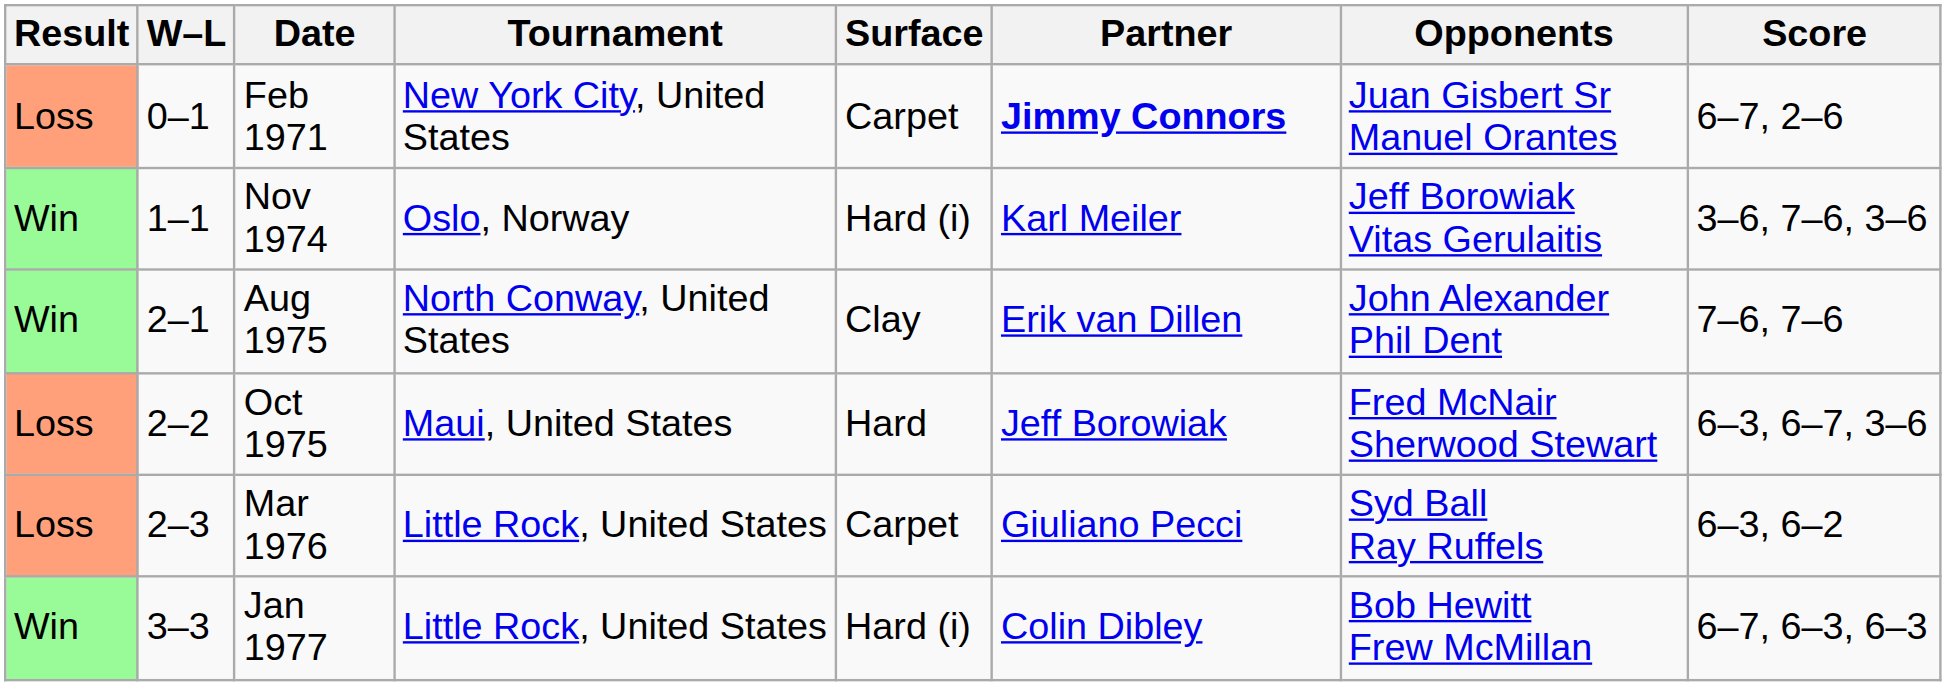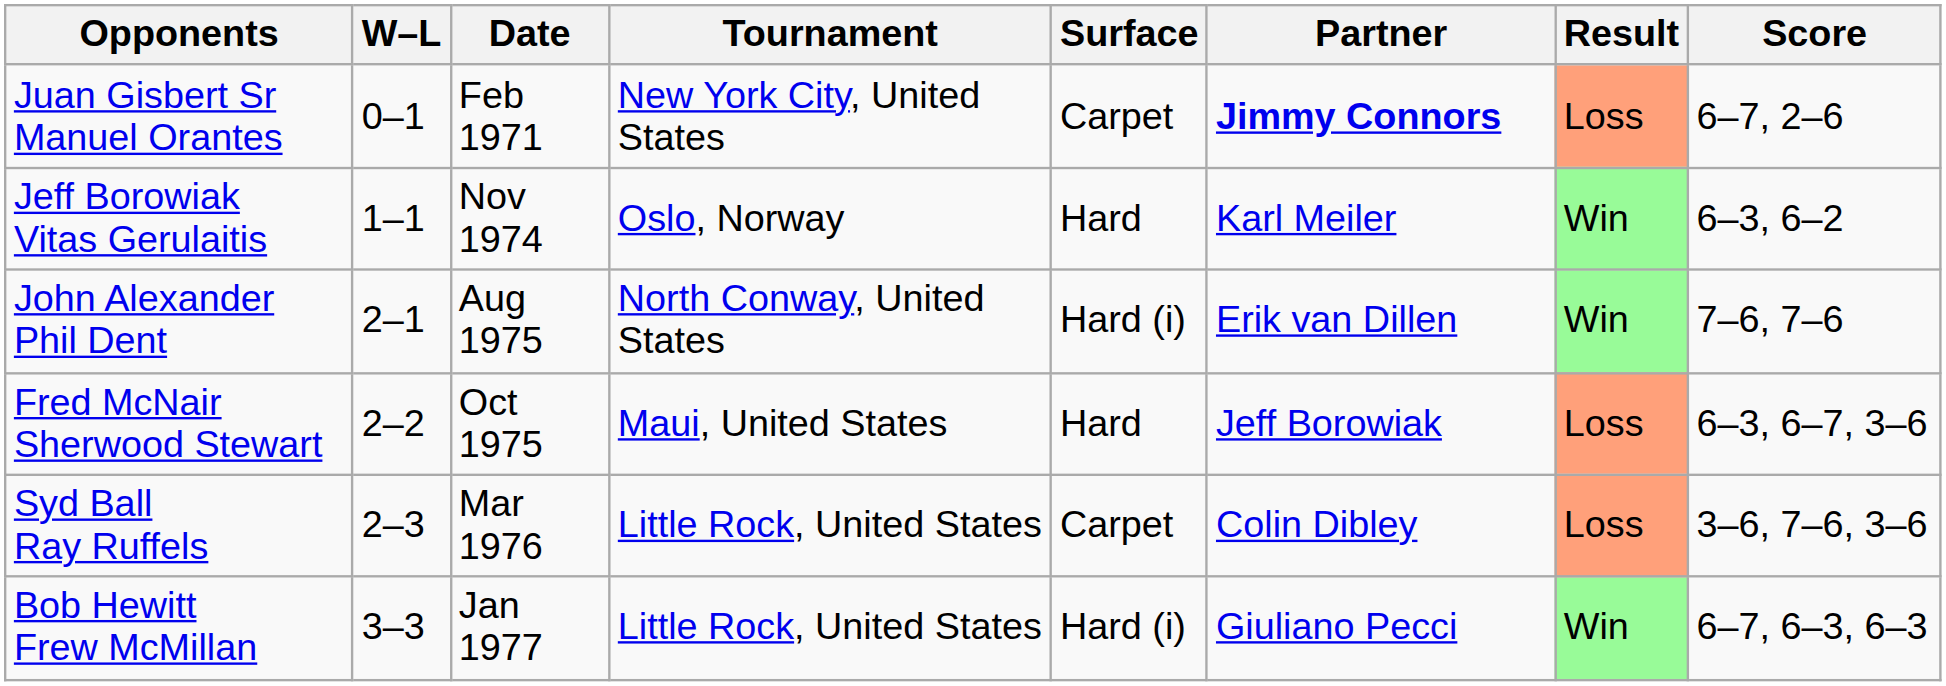columns swapped: (72, 34) <-> (1514, 34)
(908, 217) Hard (i) -> (1101, 217) Hard
(1812, 217) 3–6, 7–6, 3–6 -> (1770, 217) 6–3, 6–2
(883, 320) Clay -> (1123, 320) Hard (i)
(1122, 525) Giuliano Pecci -> (1317, 525) Colin Dibley
(1770, 525) 6–3, 6–2 -> (1812, 525) 3–6, 7–6, 3–6
(1102, 627) Colin Dibley -> (1337, 627) Giuliano Pecci
